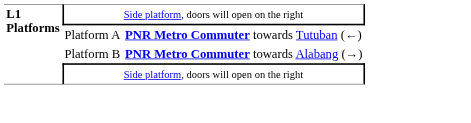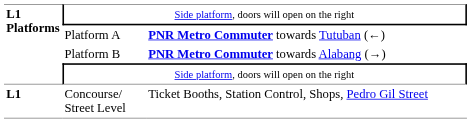+ row: (95, 101)
